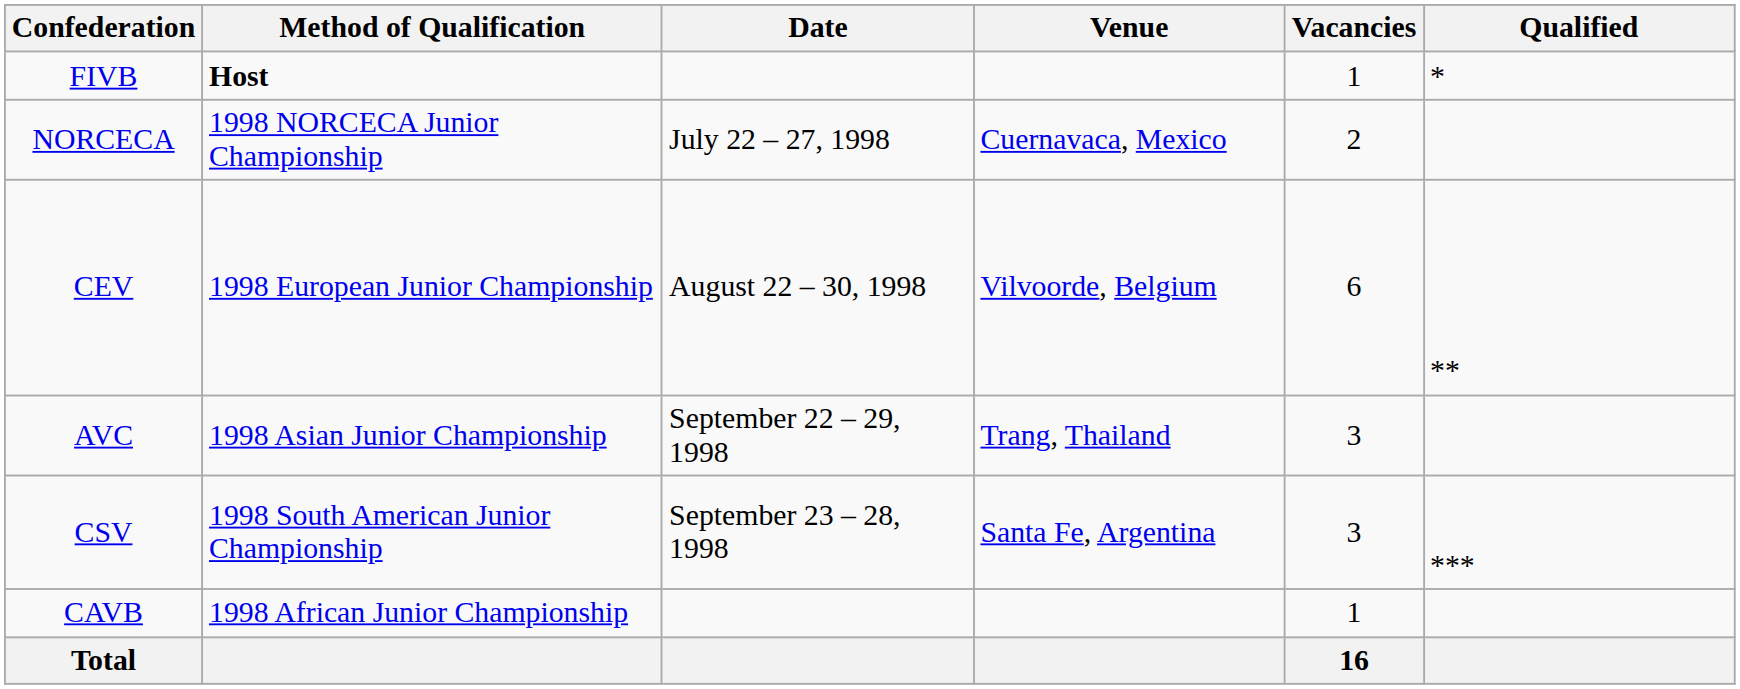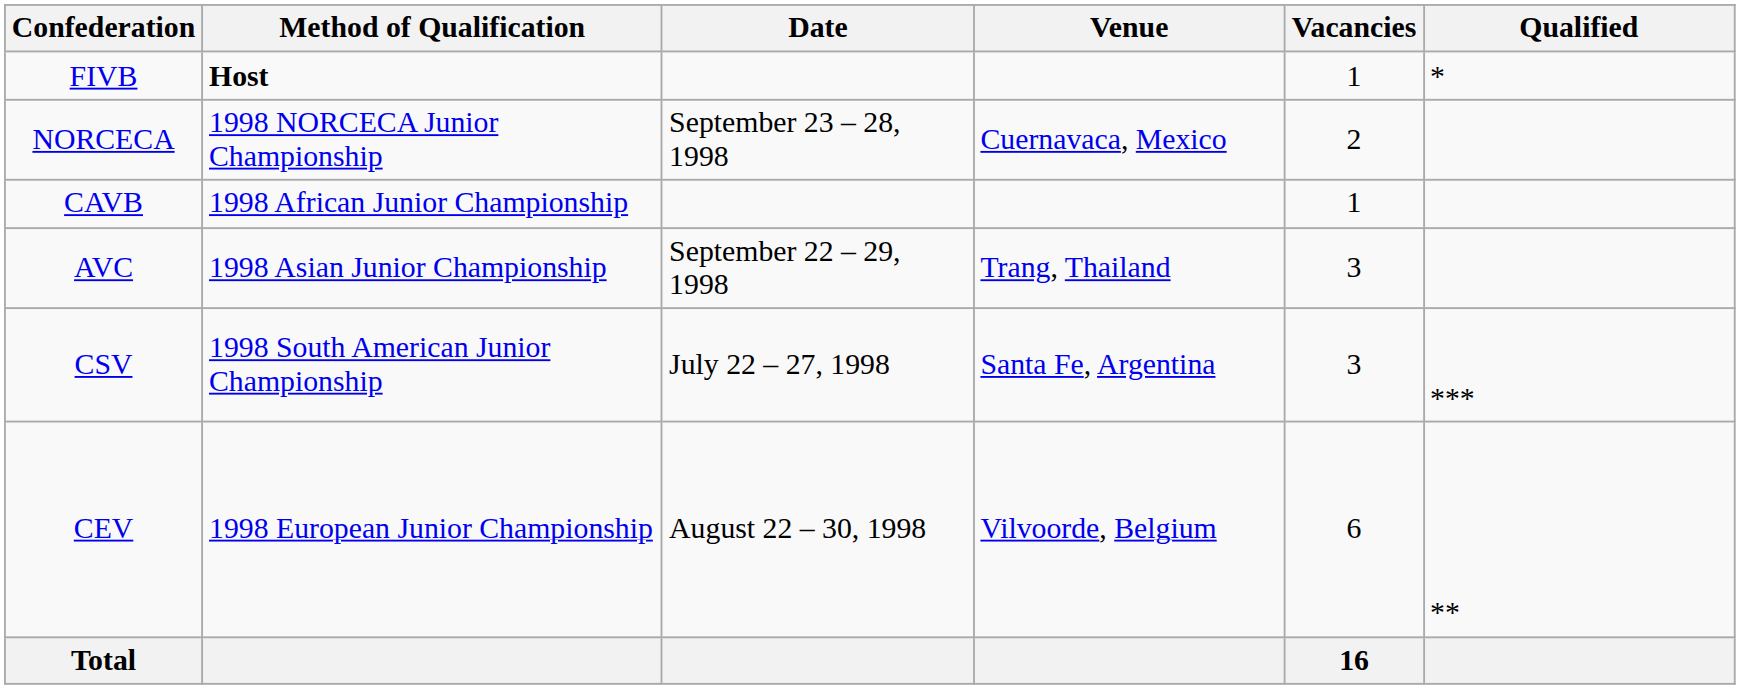(779, 139) July 22 – 27, 1998 -> (785, 139) September 23 – 28, 1998
rows swapped: (104, 286) <-> (104, 612)
(785, 531) September 23 – 28, 1998 -> (779, 364) July 22 – 27, 1998
